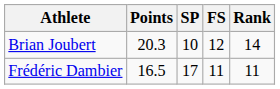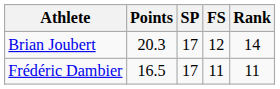(190, 44) 10 -> (190, 44) 17
